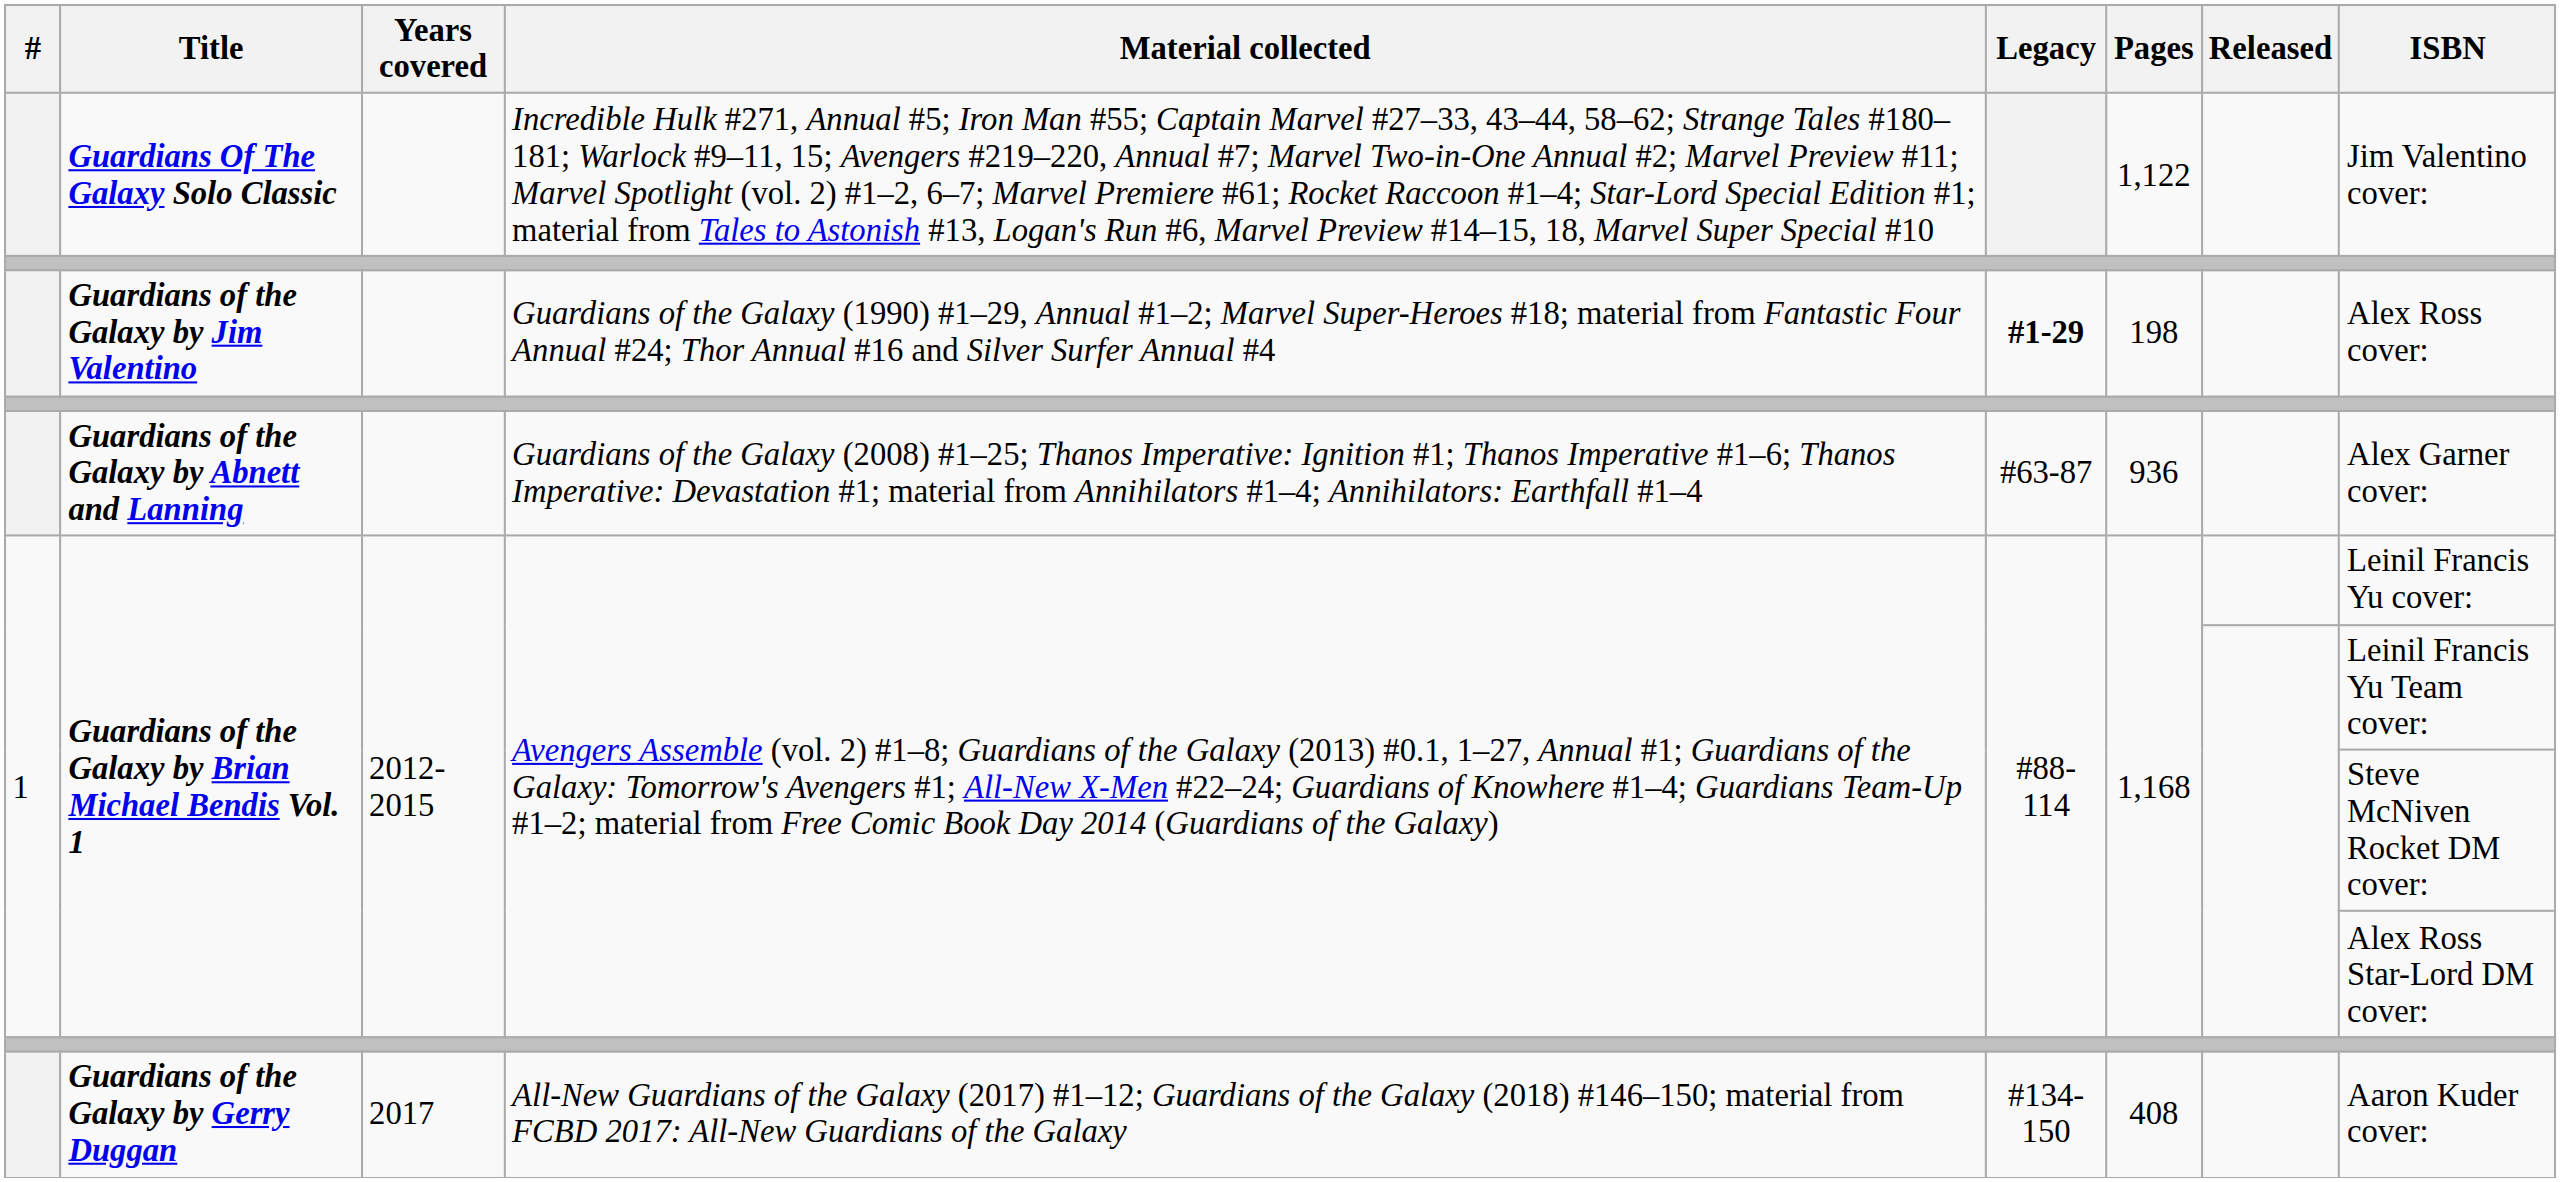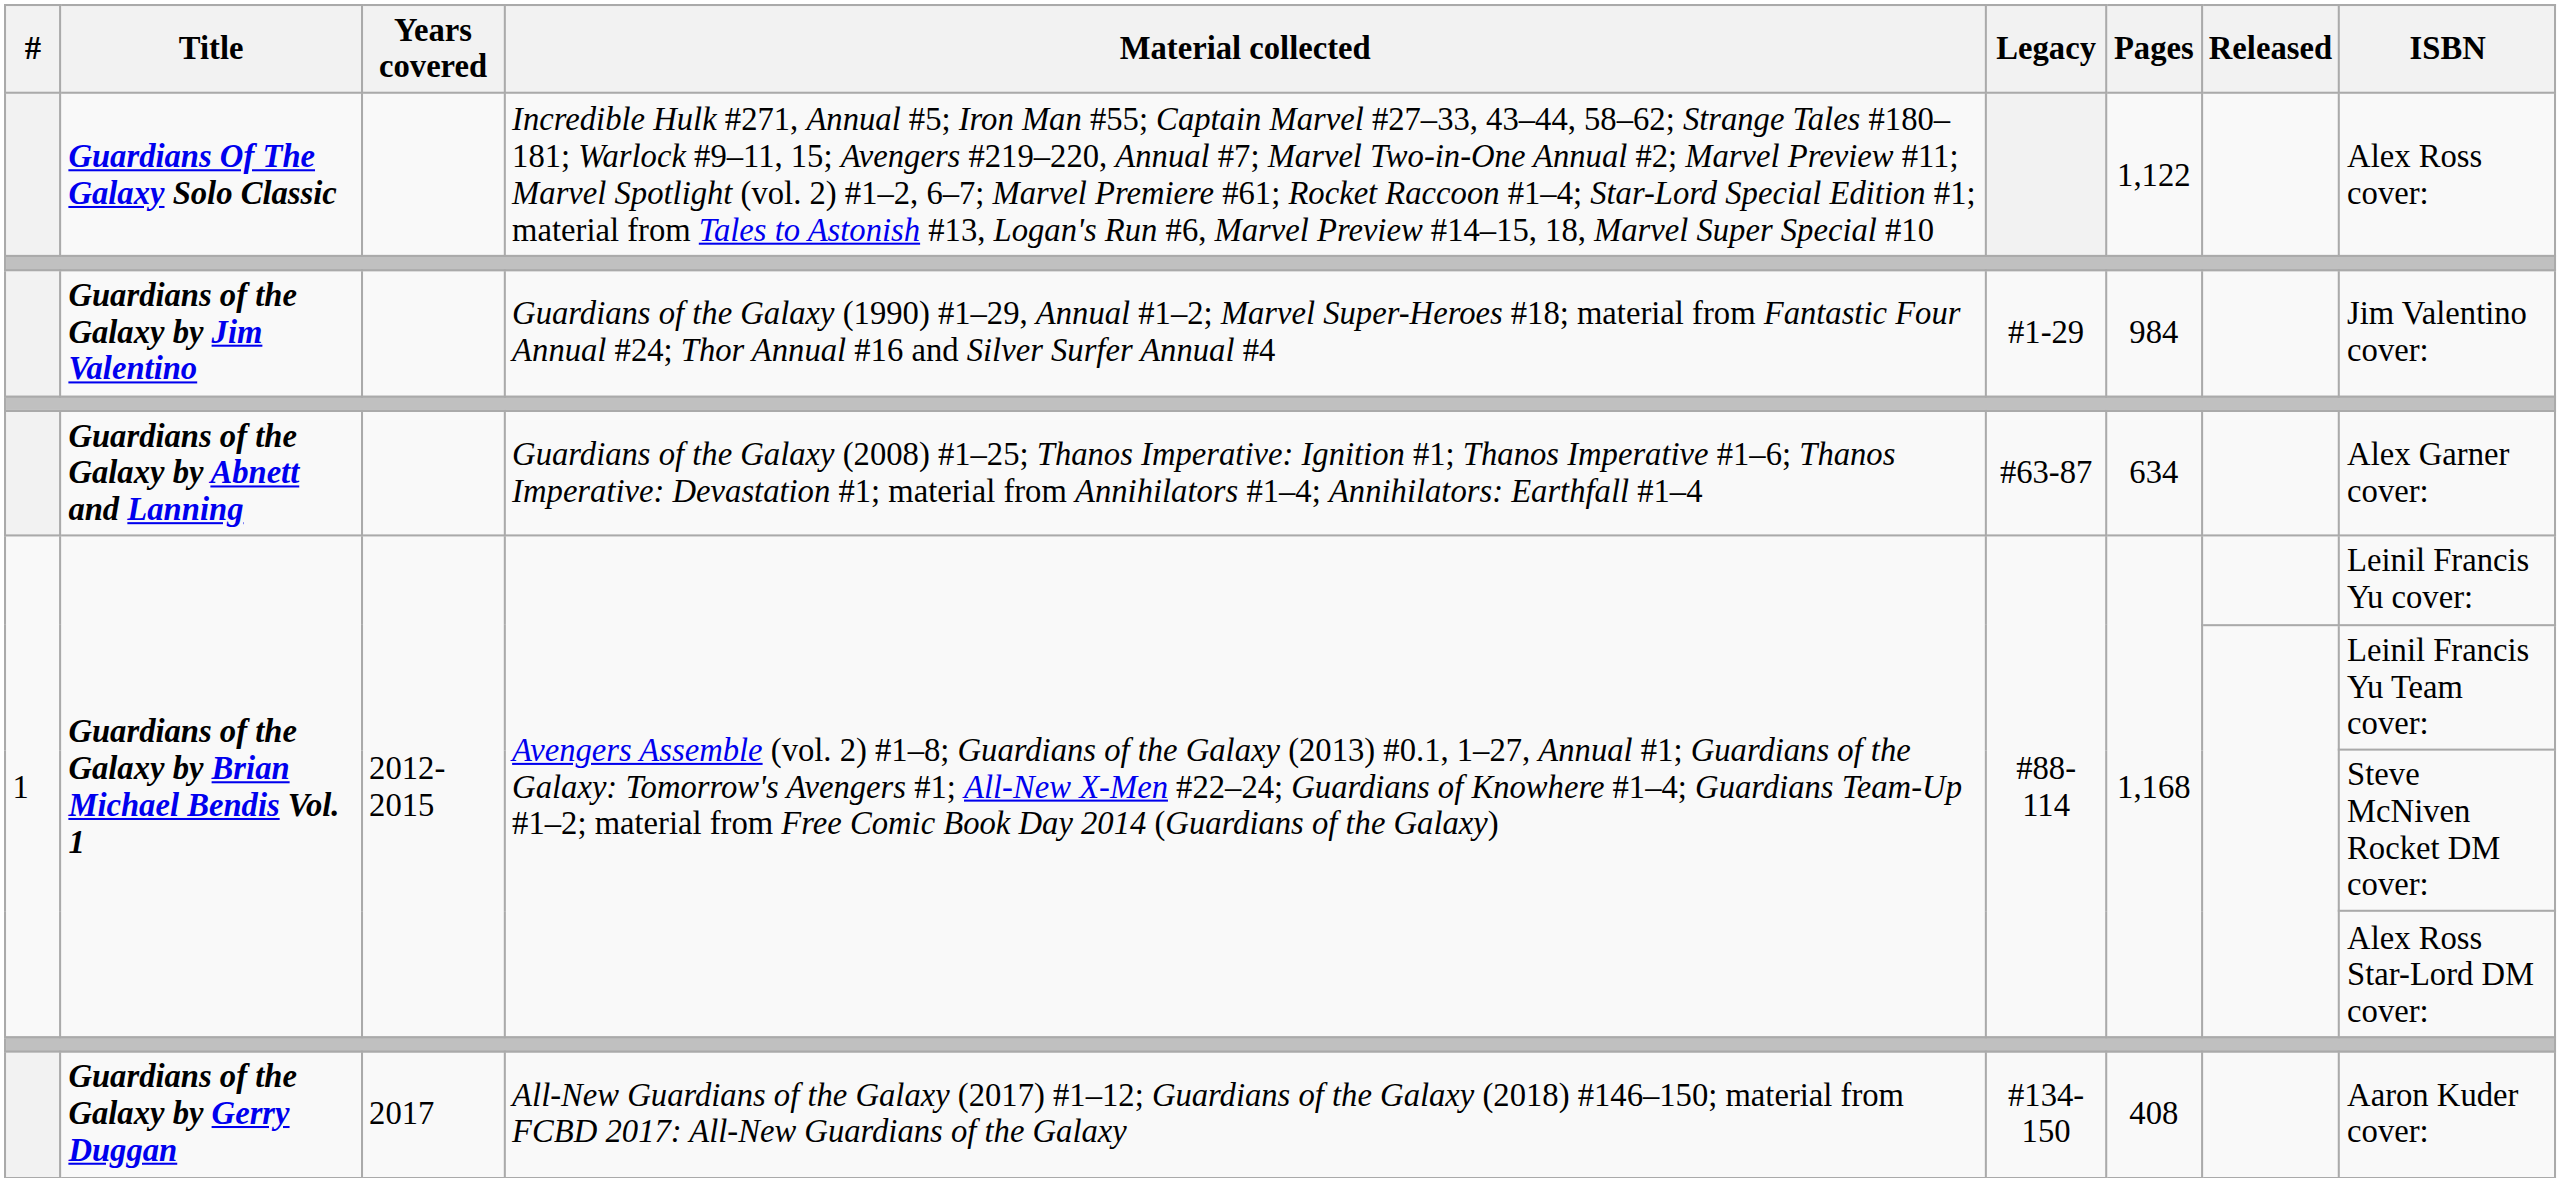(2437, 173) Jim Valentino cover: -> (2415, 173) Alex Ross cover:
(2046, 332) bold -> (2046, 332) normal
(2154, 332) 198 -> (2154, 332) 984
(2415, 332) Alex Ross cover: -> (2437, 332) Jim Valentino cover:
(2154, 472) 936 -> (2154, 472) 634
